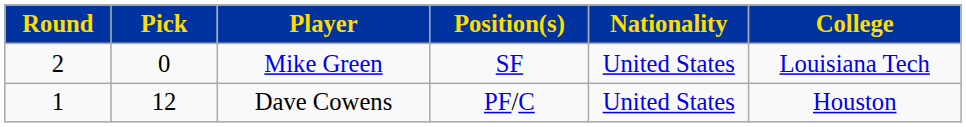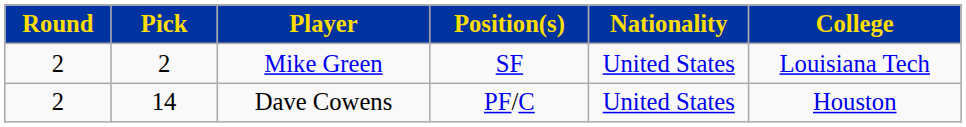(164, 63) 0 -> (164, 63) 2
(58, 102) 1 -> (58, 102) 2
(164, 102) 12 -> (164, 102) 14
